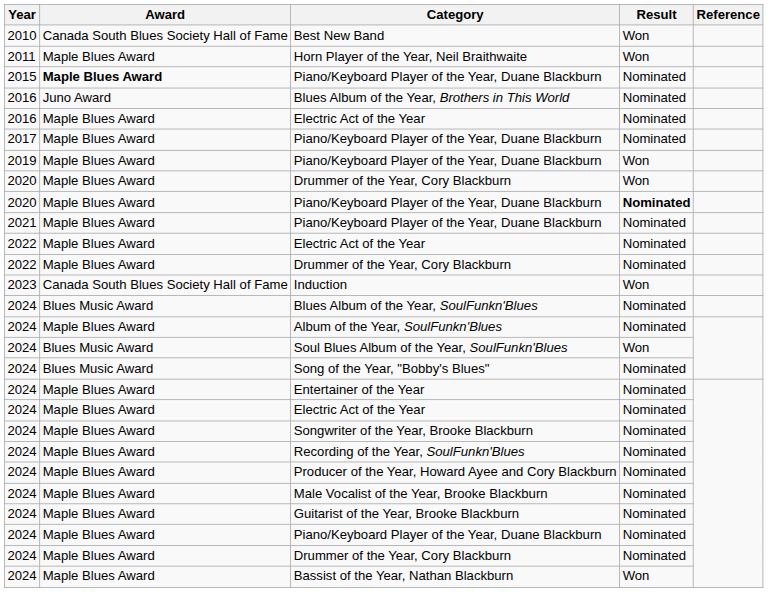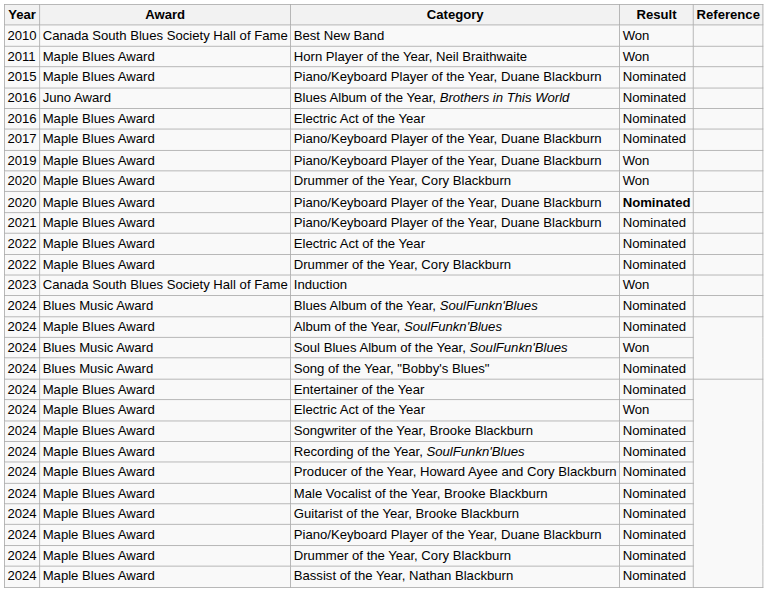(102, 77) bold -> (99, 77) normal
(654, 410) Nominated -> (636, 410) Won
(636, 576) Won -> (654, 576) Nominated
